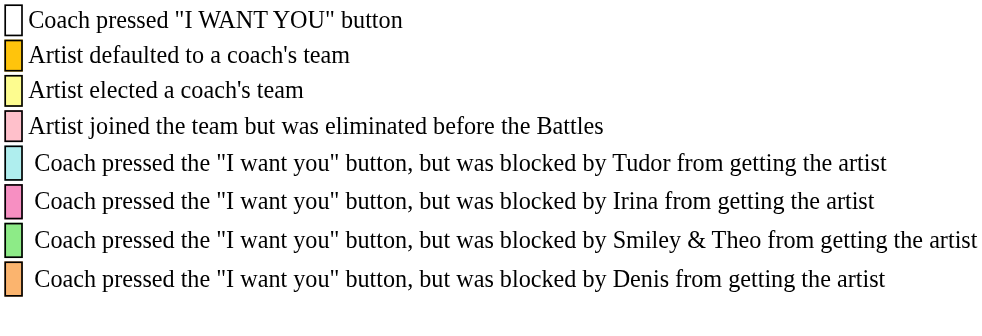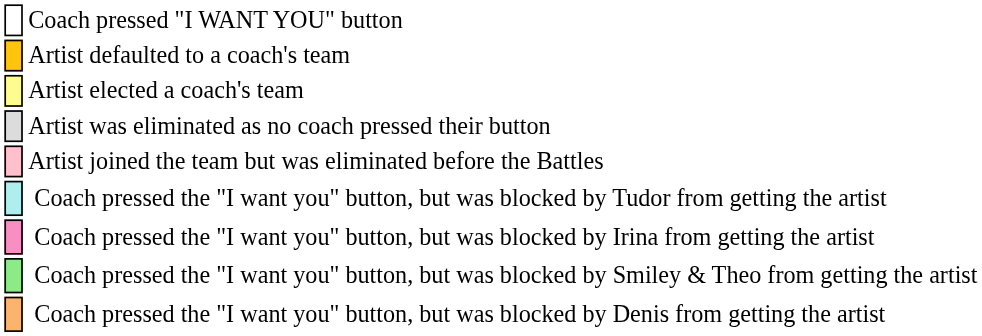+ row: (289, 125)
